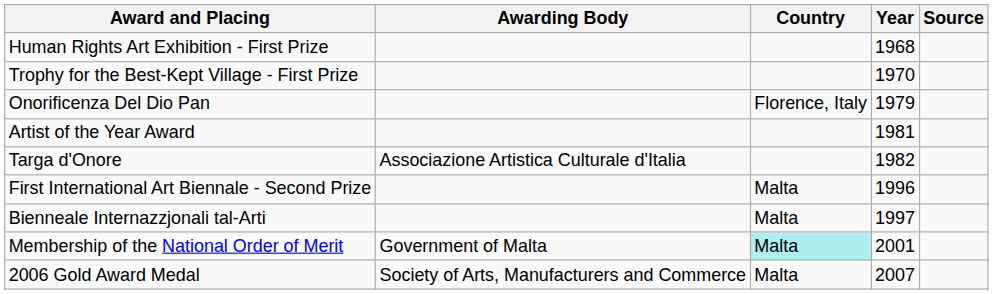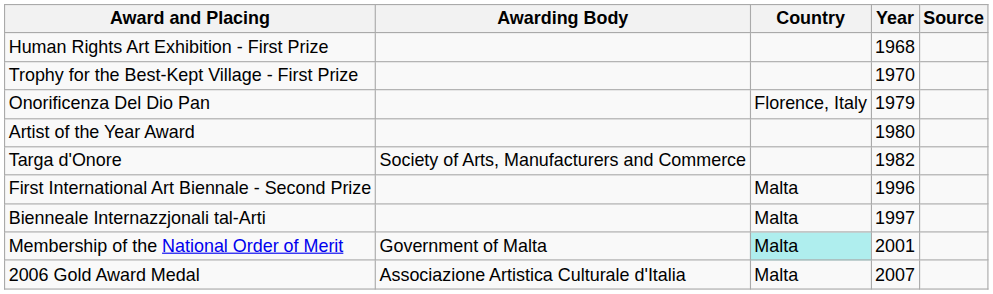(895, 132) 1981 -> (895, 132) 1980
(533, 160) Associazione Artistica Culturale d'Italia -> (563, 160) Society of Arts, Manufacturers and Commerce
(563, 274) Society of Arts, Manufacturers and Commerce -> (533, 274) Associazione Artistica Culturale d'Italia
